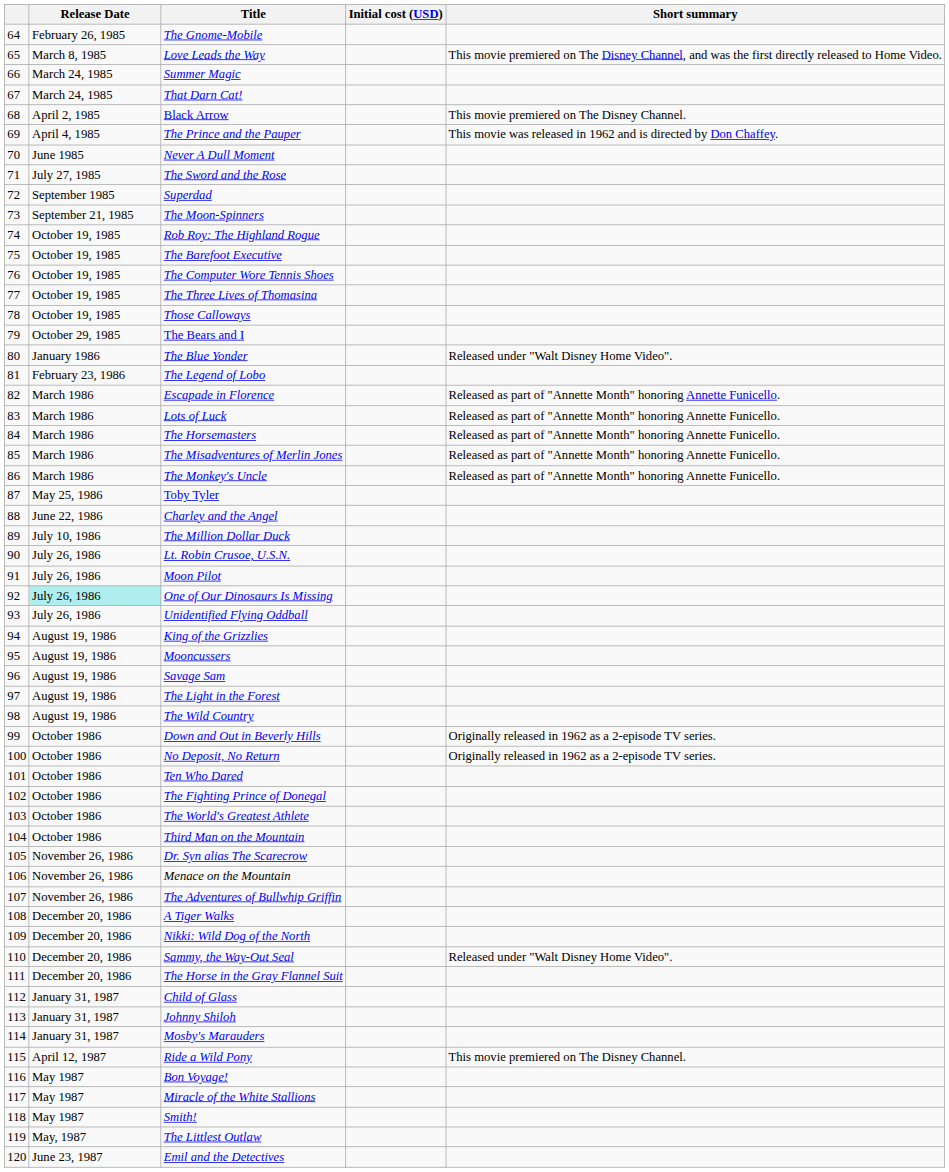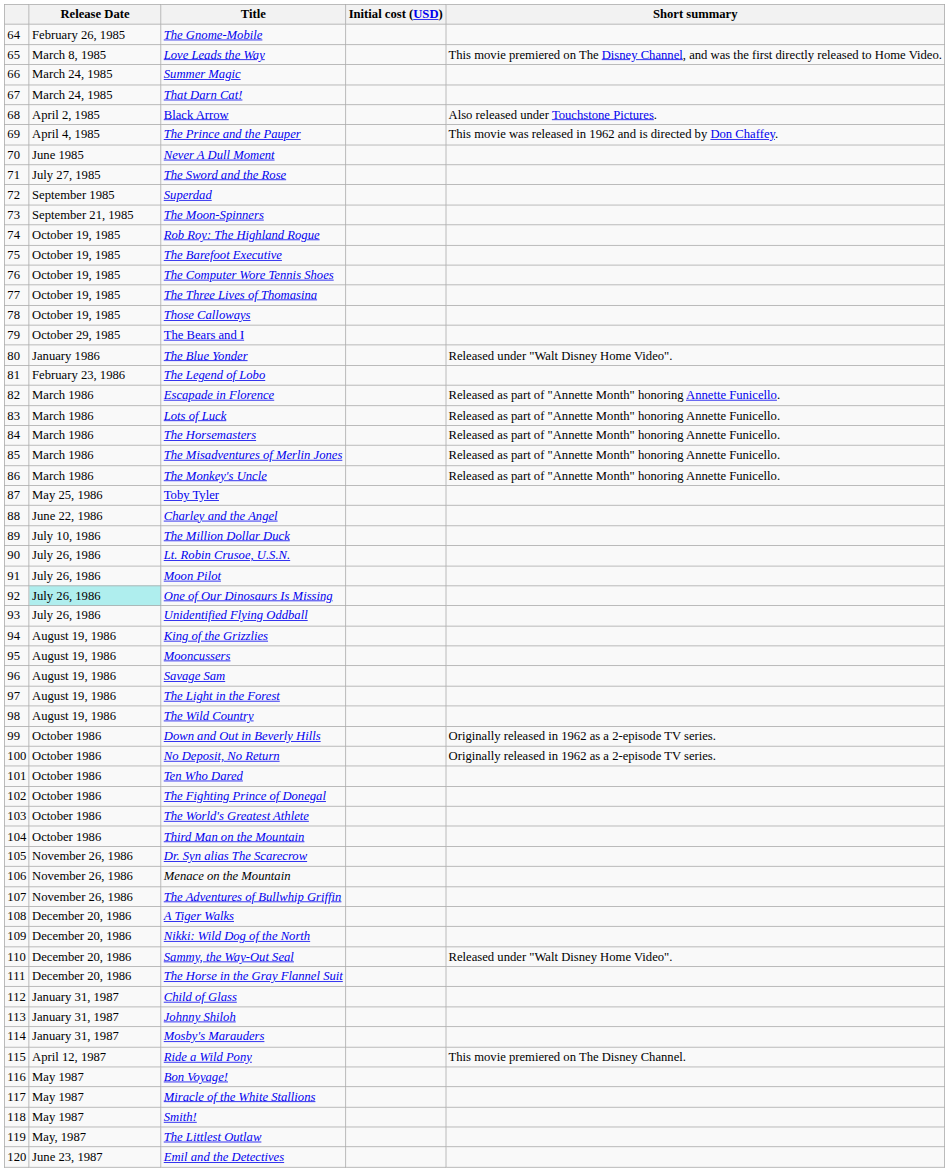(567, 114) This movie premiered on The Disney Channel. -> (553, 114) Also released under Touchstone Pictures.
